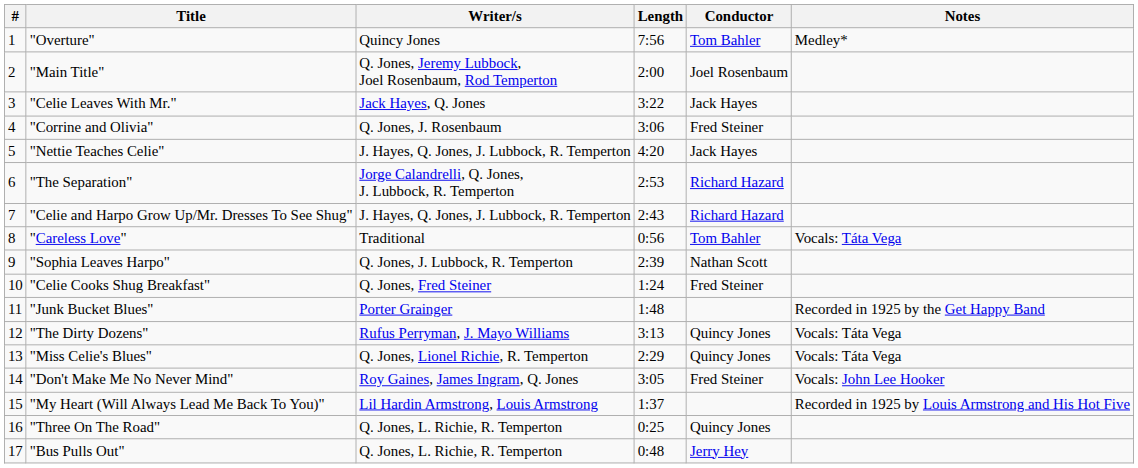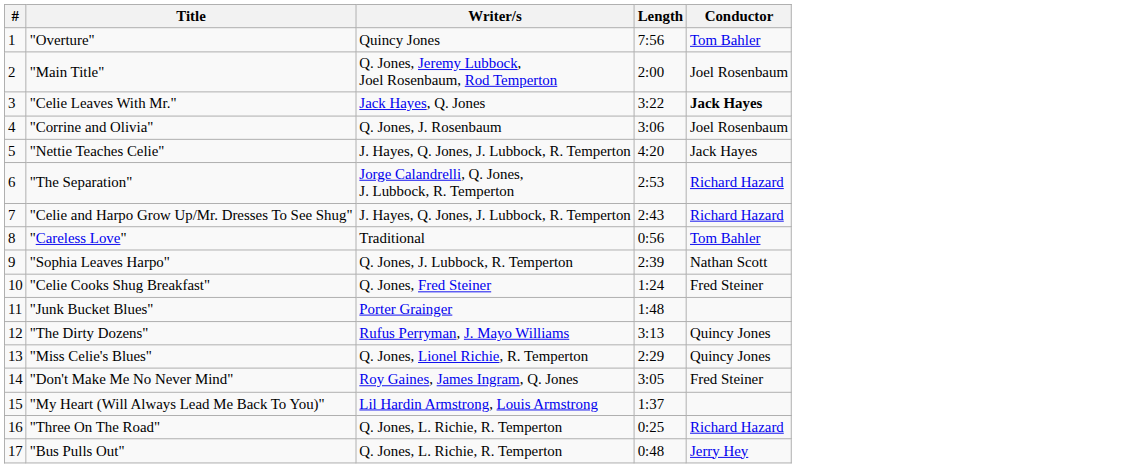- column: (962, 16)
(724, 103) normal -> (726, 103) bold
(727, 127) Fred Steiner -> (739, 127) Joel Rosenbaum
(730, 427) Quincy Jones -> (737, 427) Richard Hazard
